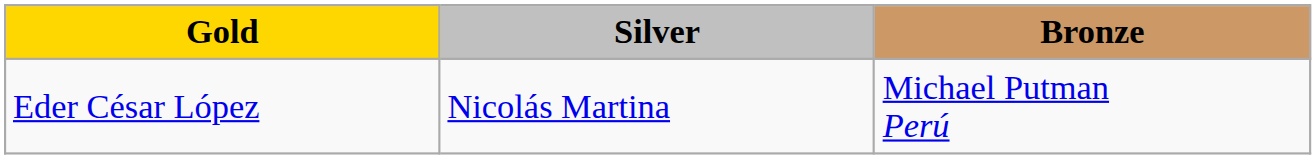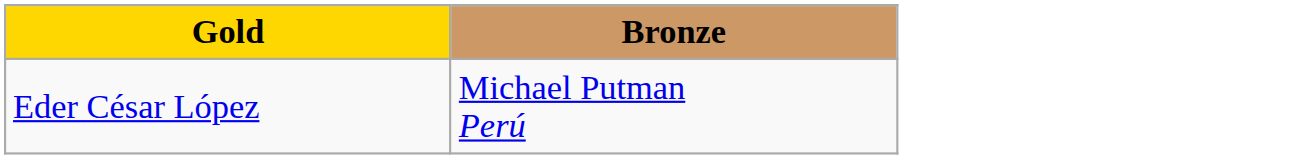- column: (657, 31)
